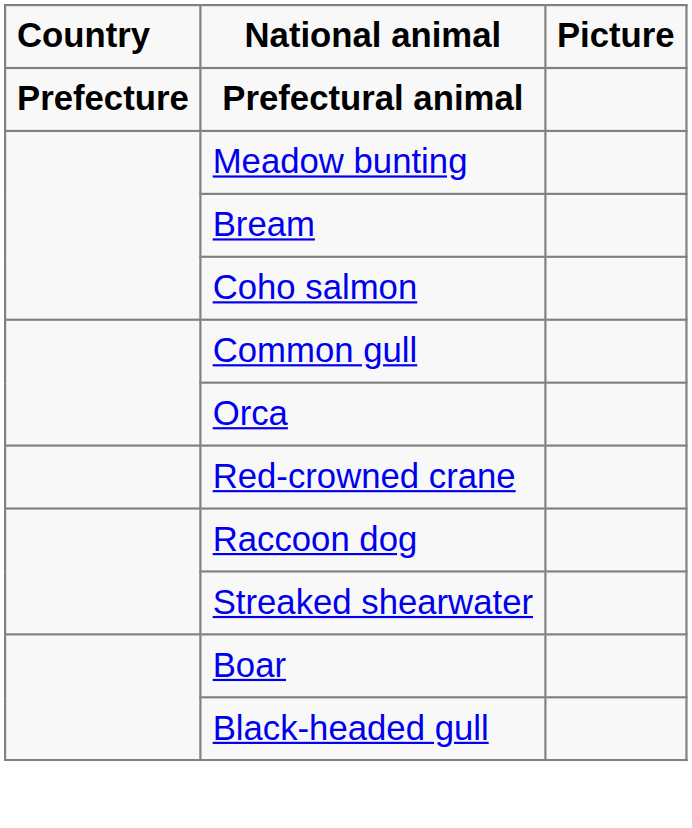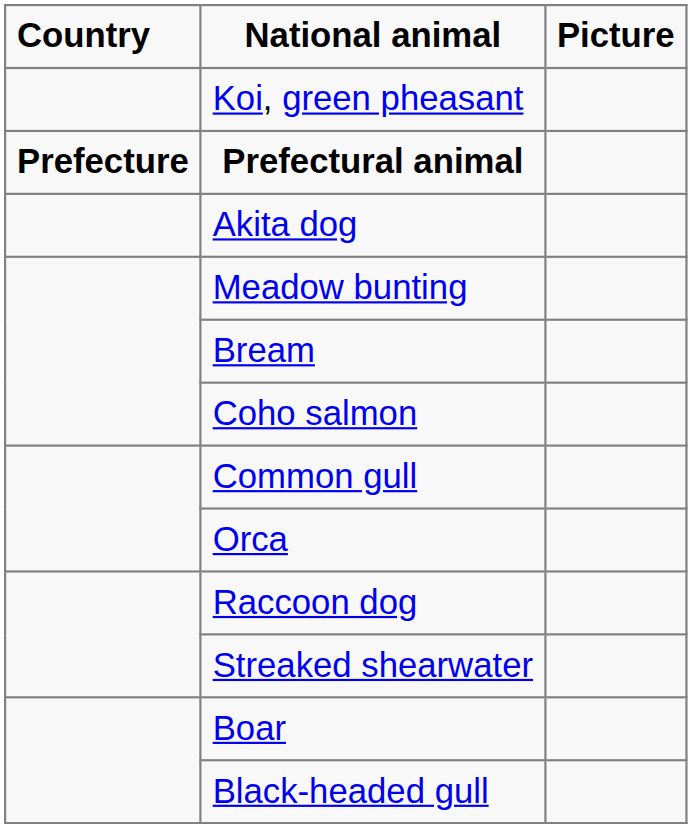+ row: (368, 98)
+ row: (285, 224)
- row: (364, 476)
